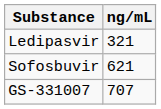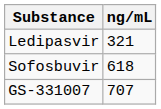(120, 67) 621 -> (120, 67) 618
